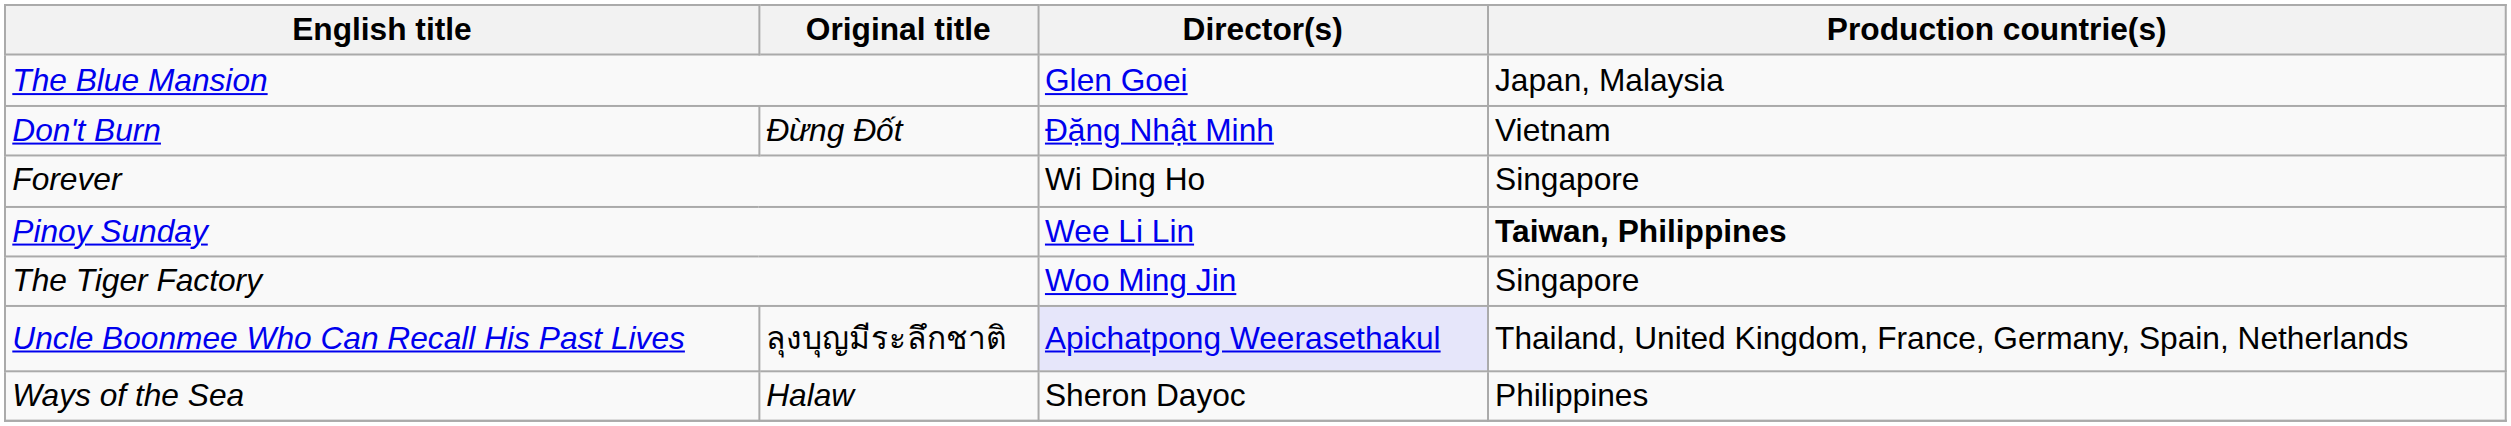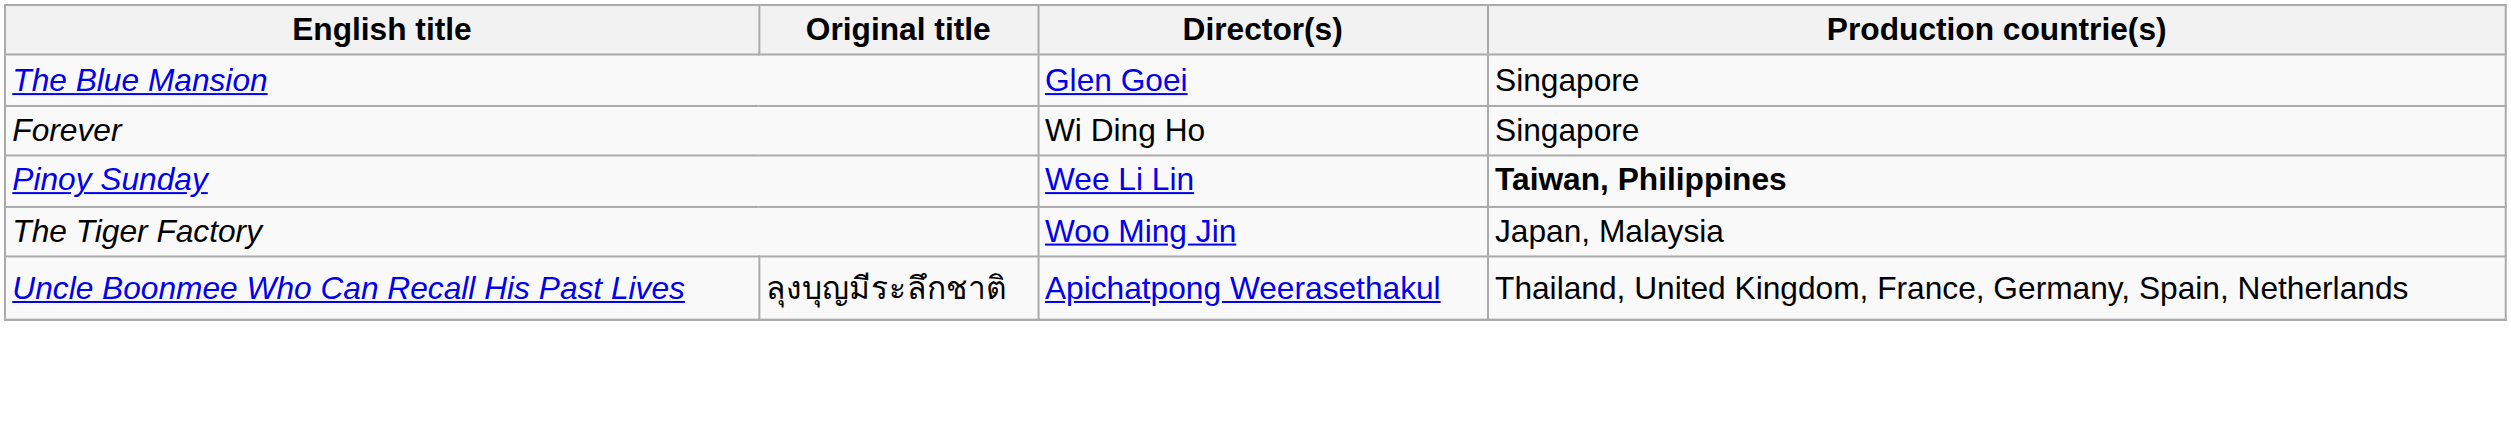(1610, 79) Japan, Malaysia -> (1567, 79) Singapore
- row: (87, 130)
(1567, 280) Singapore -> (1610, 230) Japan, Malaysia
(1243, 338) lavender background -> (1243, 287) no background
- row: (128, 395)
